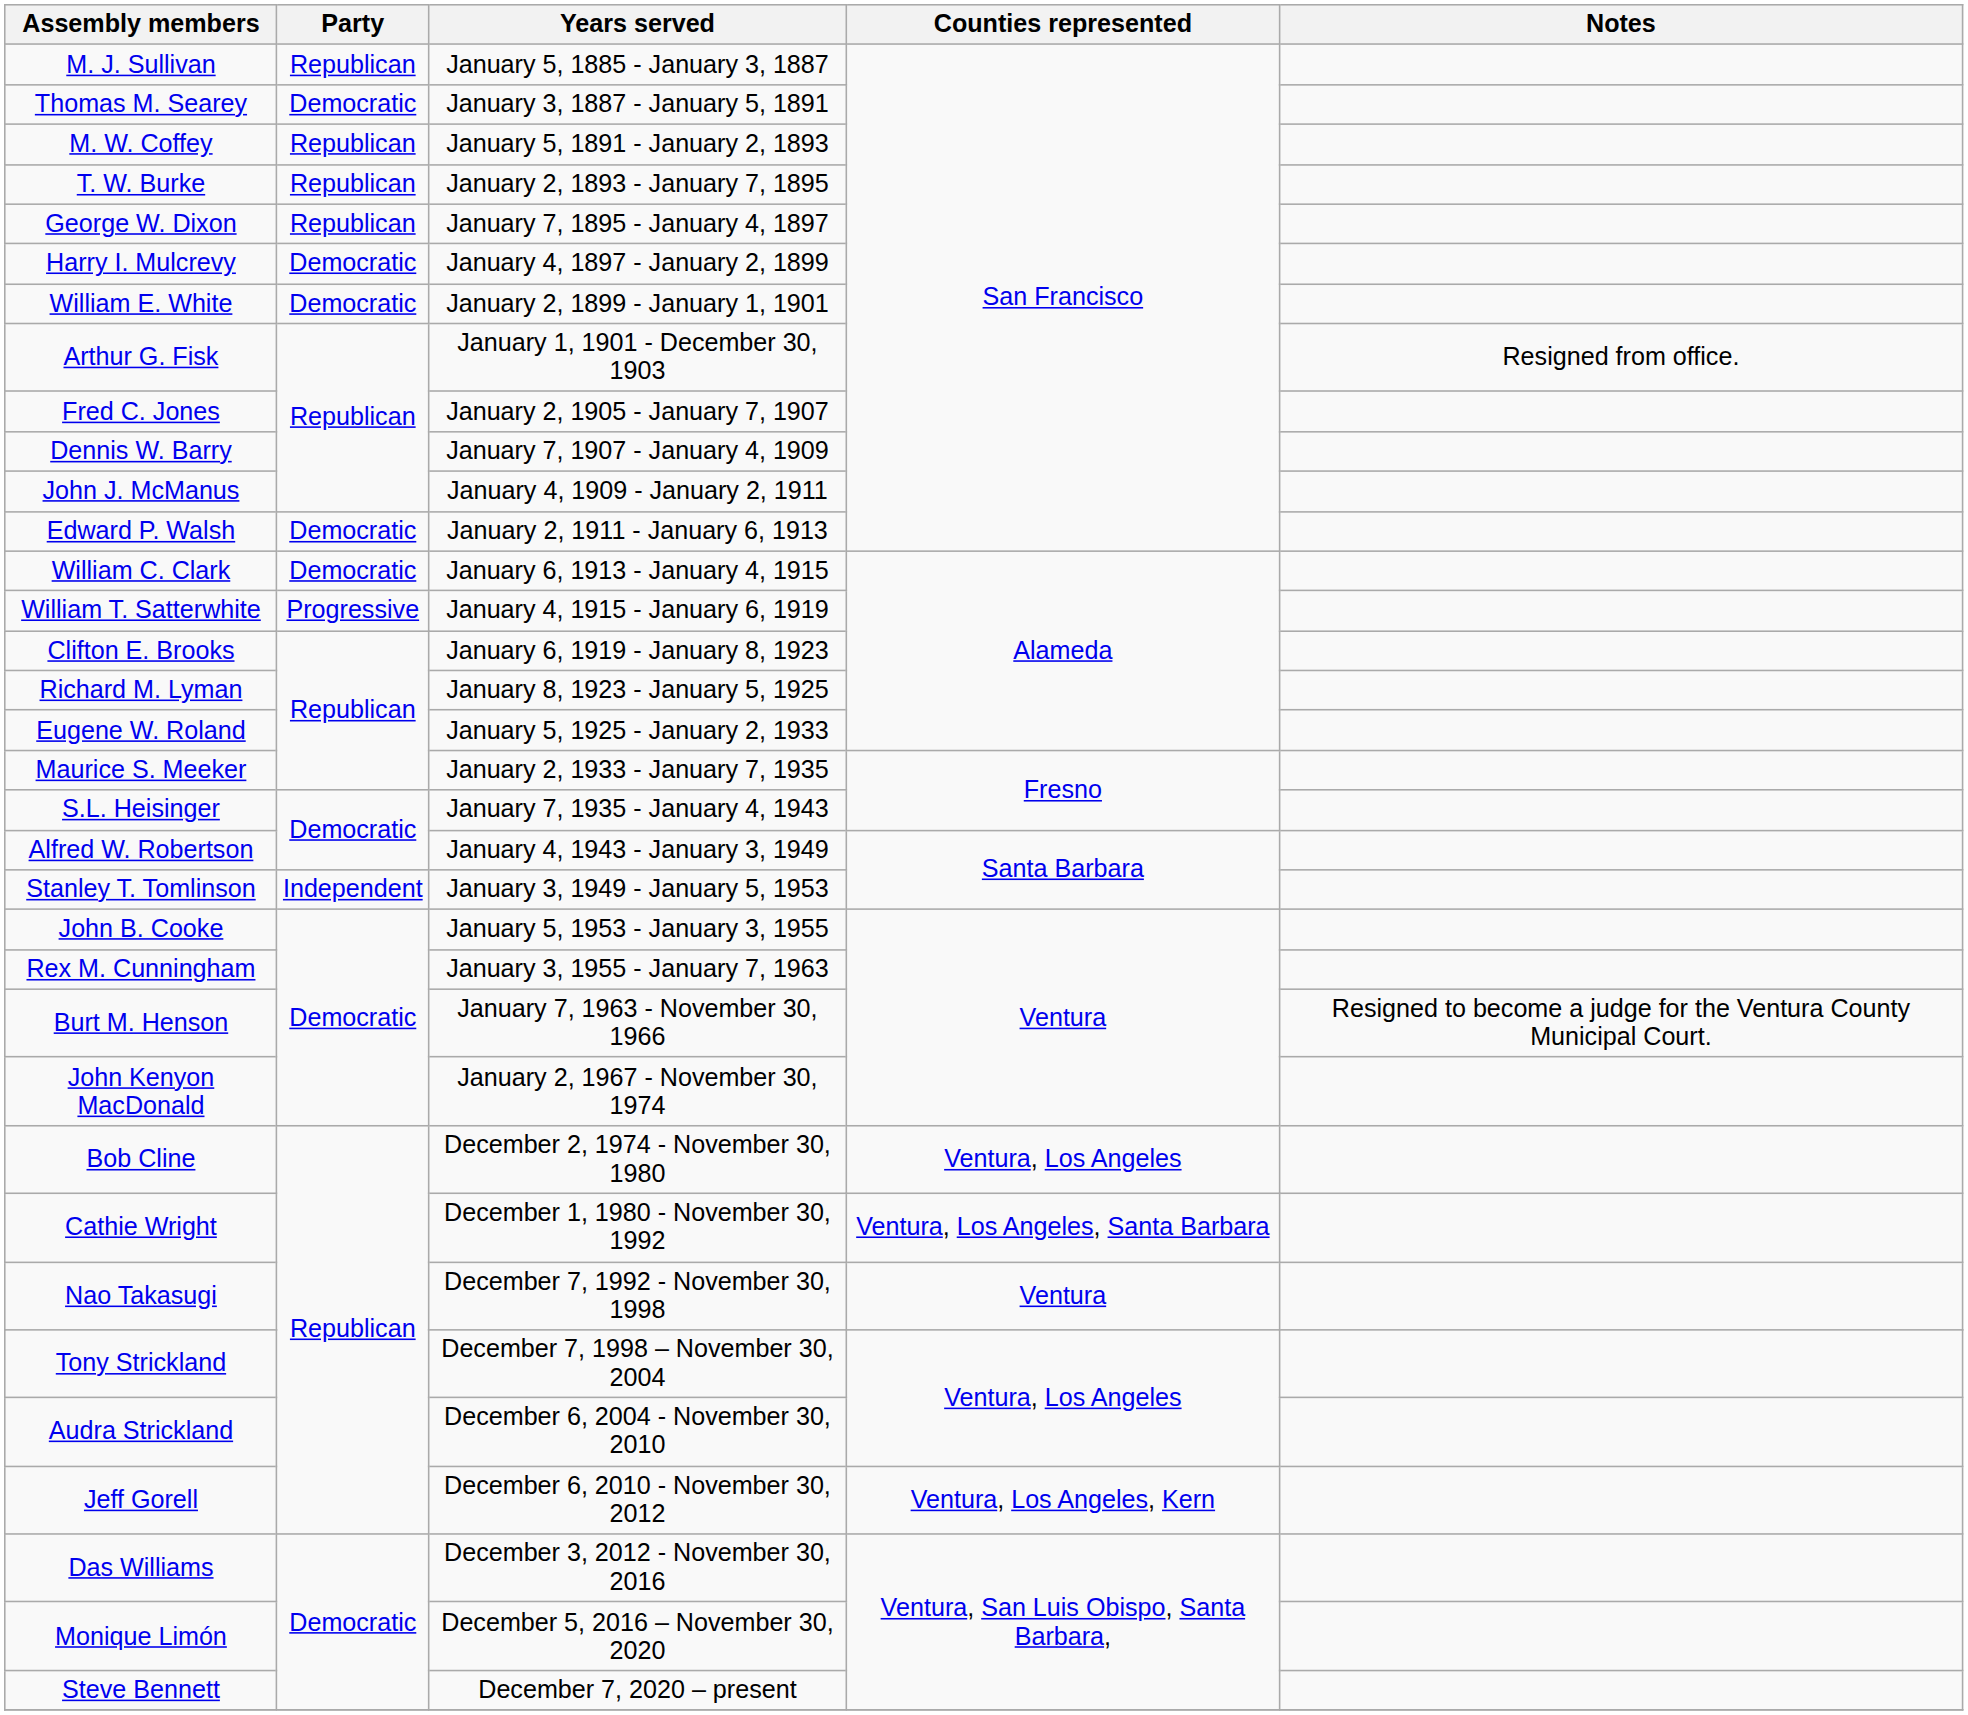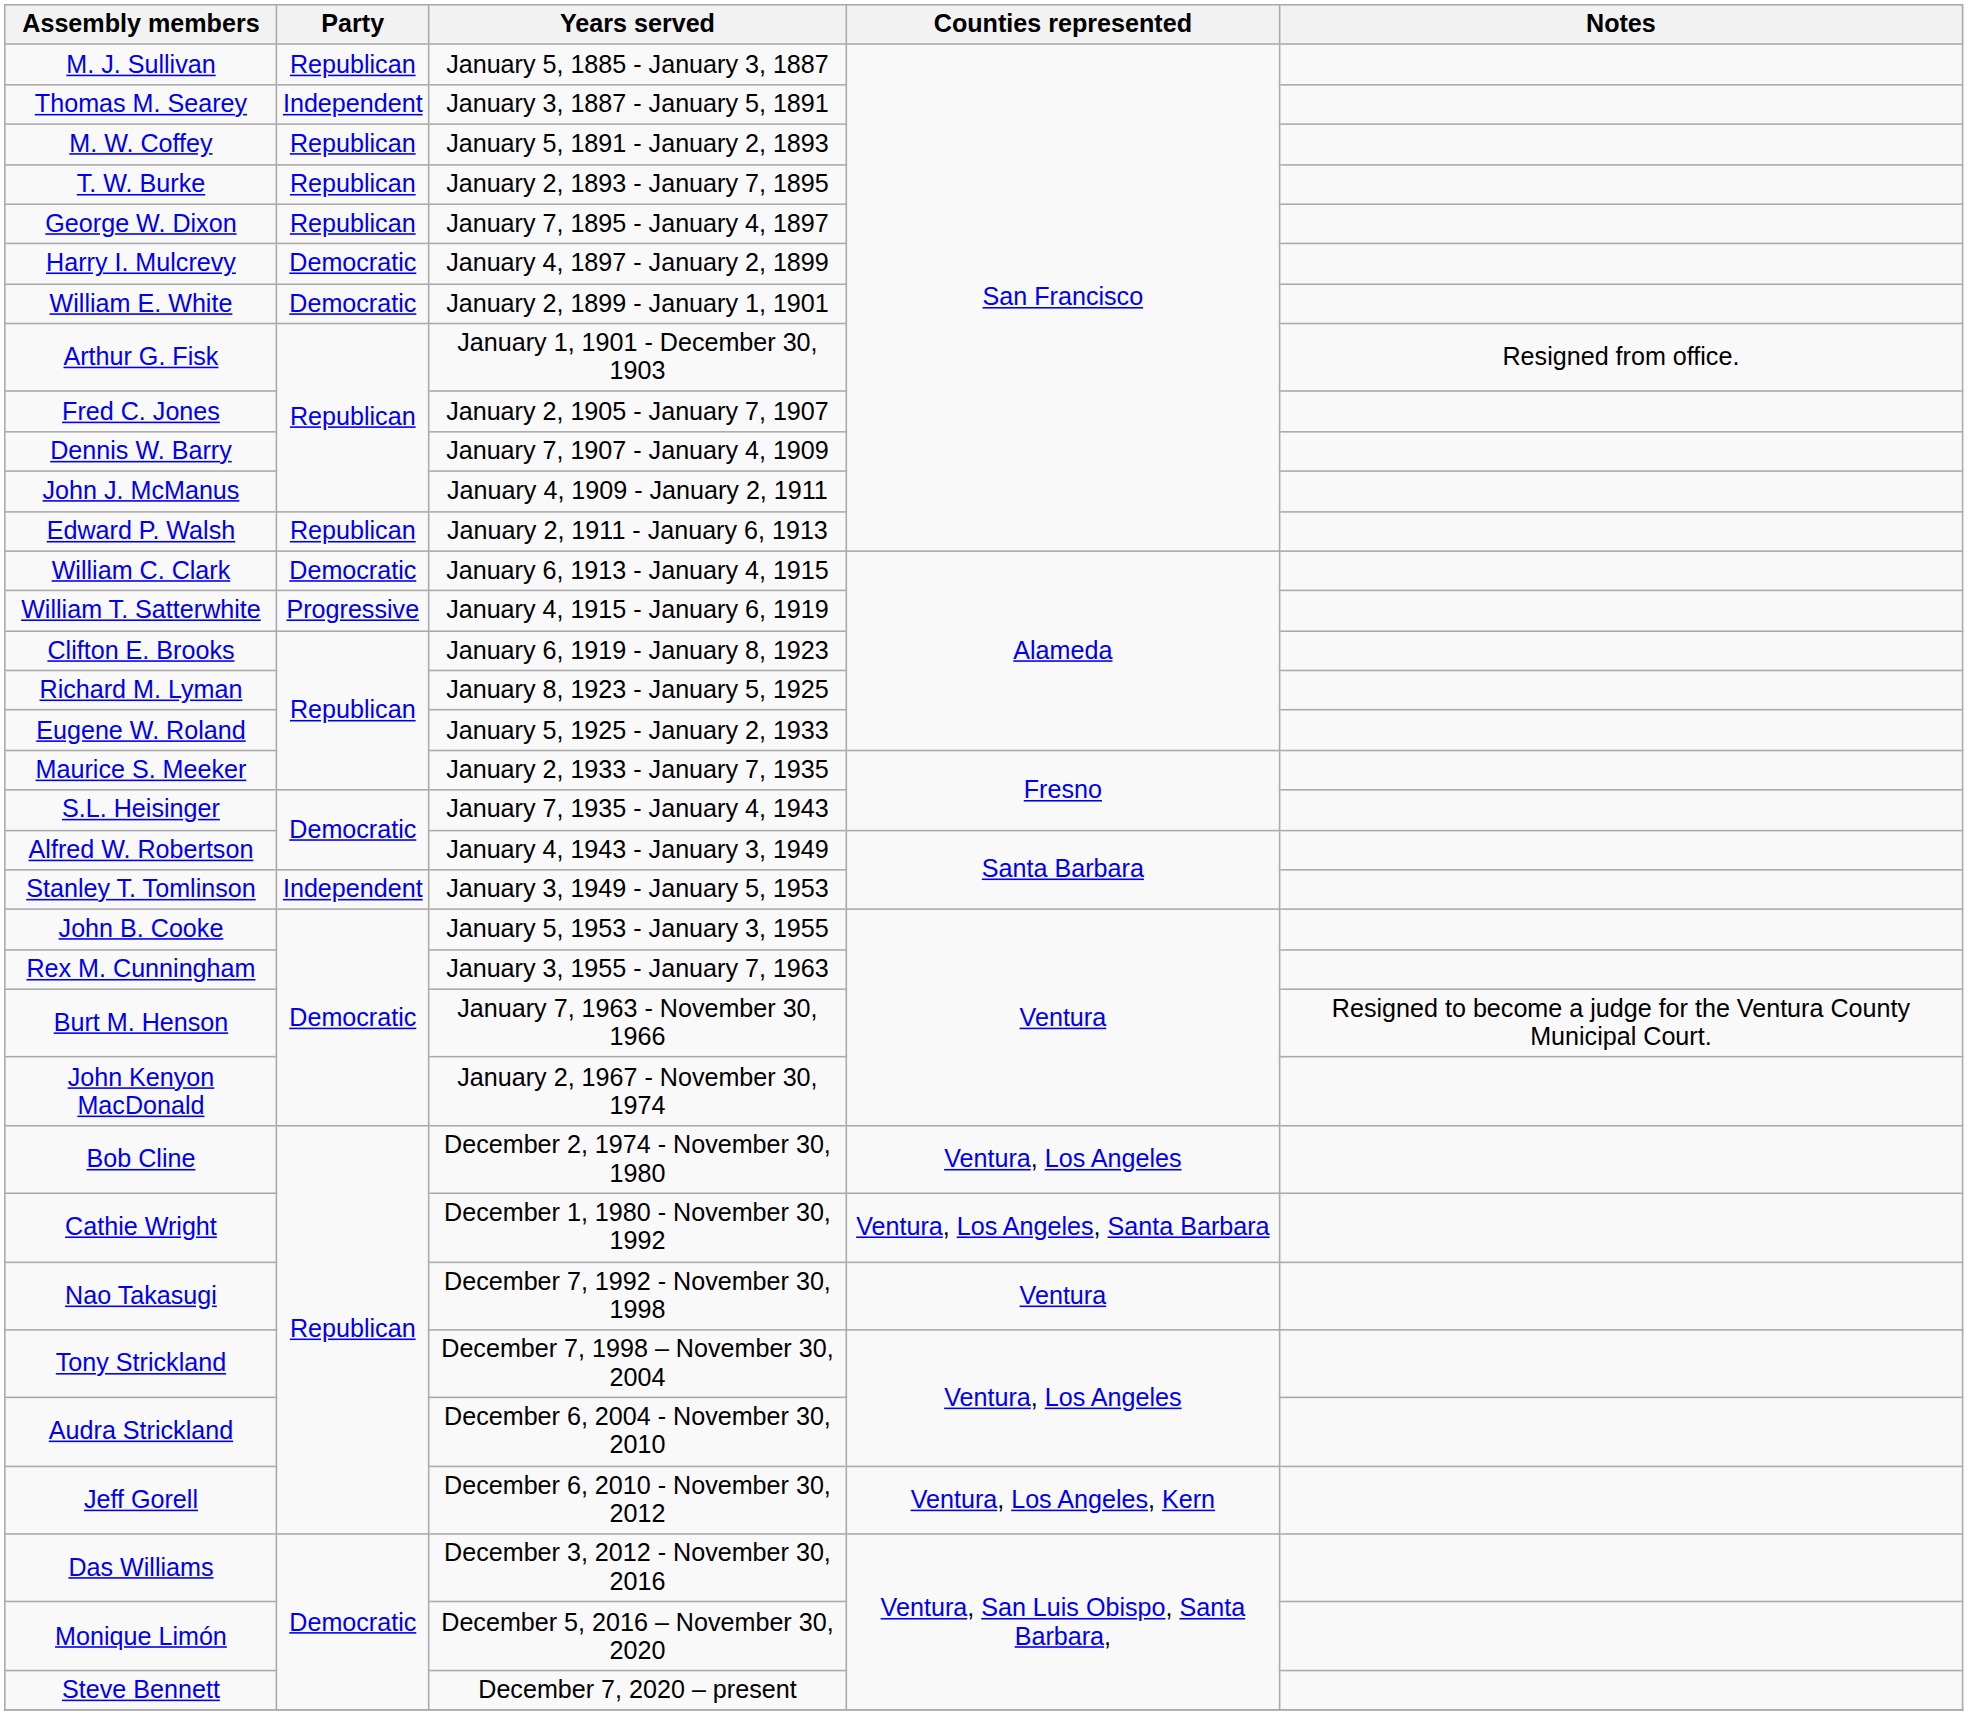(353, 104) Democratic -> (353, 104) Independent
(353, 530) Democratic -> (353, 530) Republican
